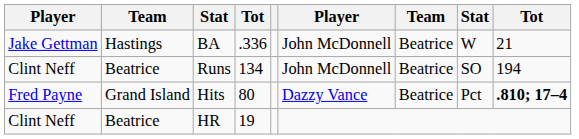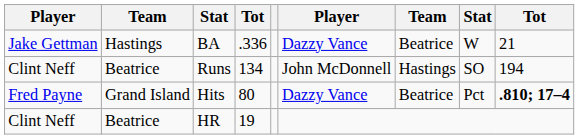(337, 43) John McDonnell -> (325, 43) Dazzy Vance
(426, 69) Beatrice -> (427, 69) Hastings
